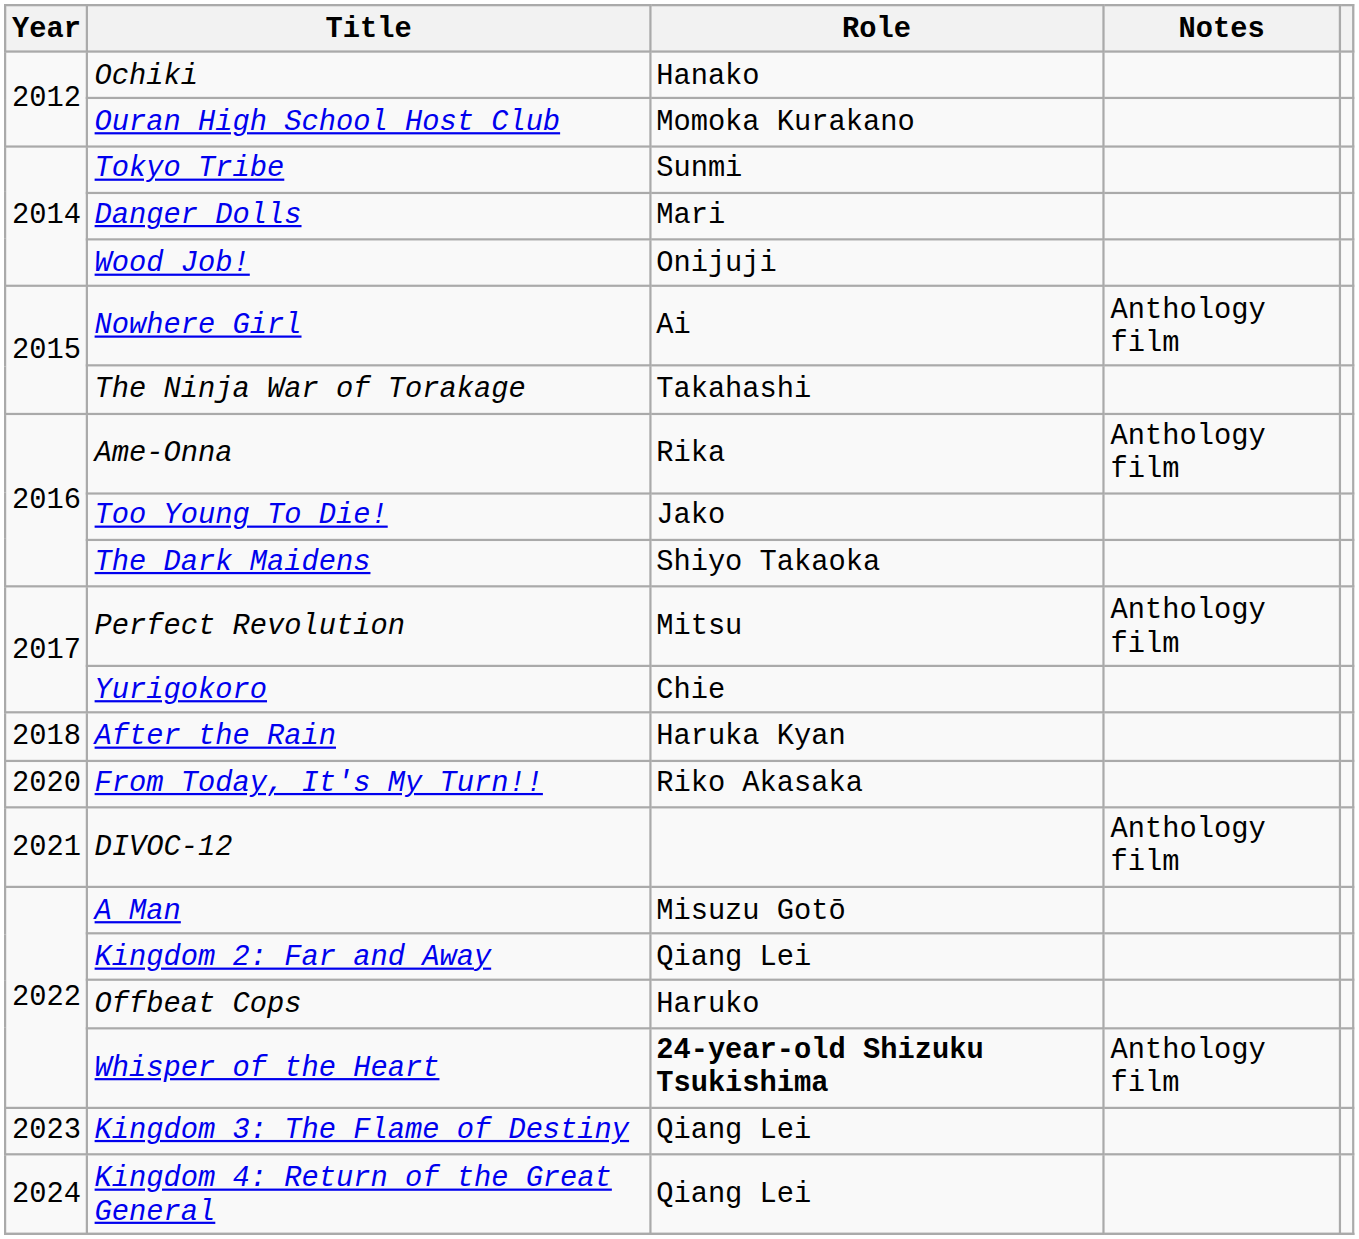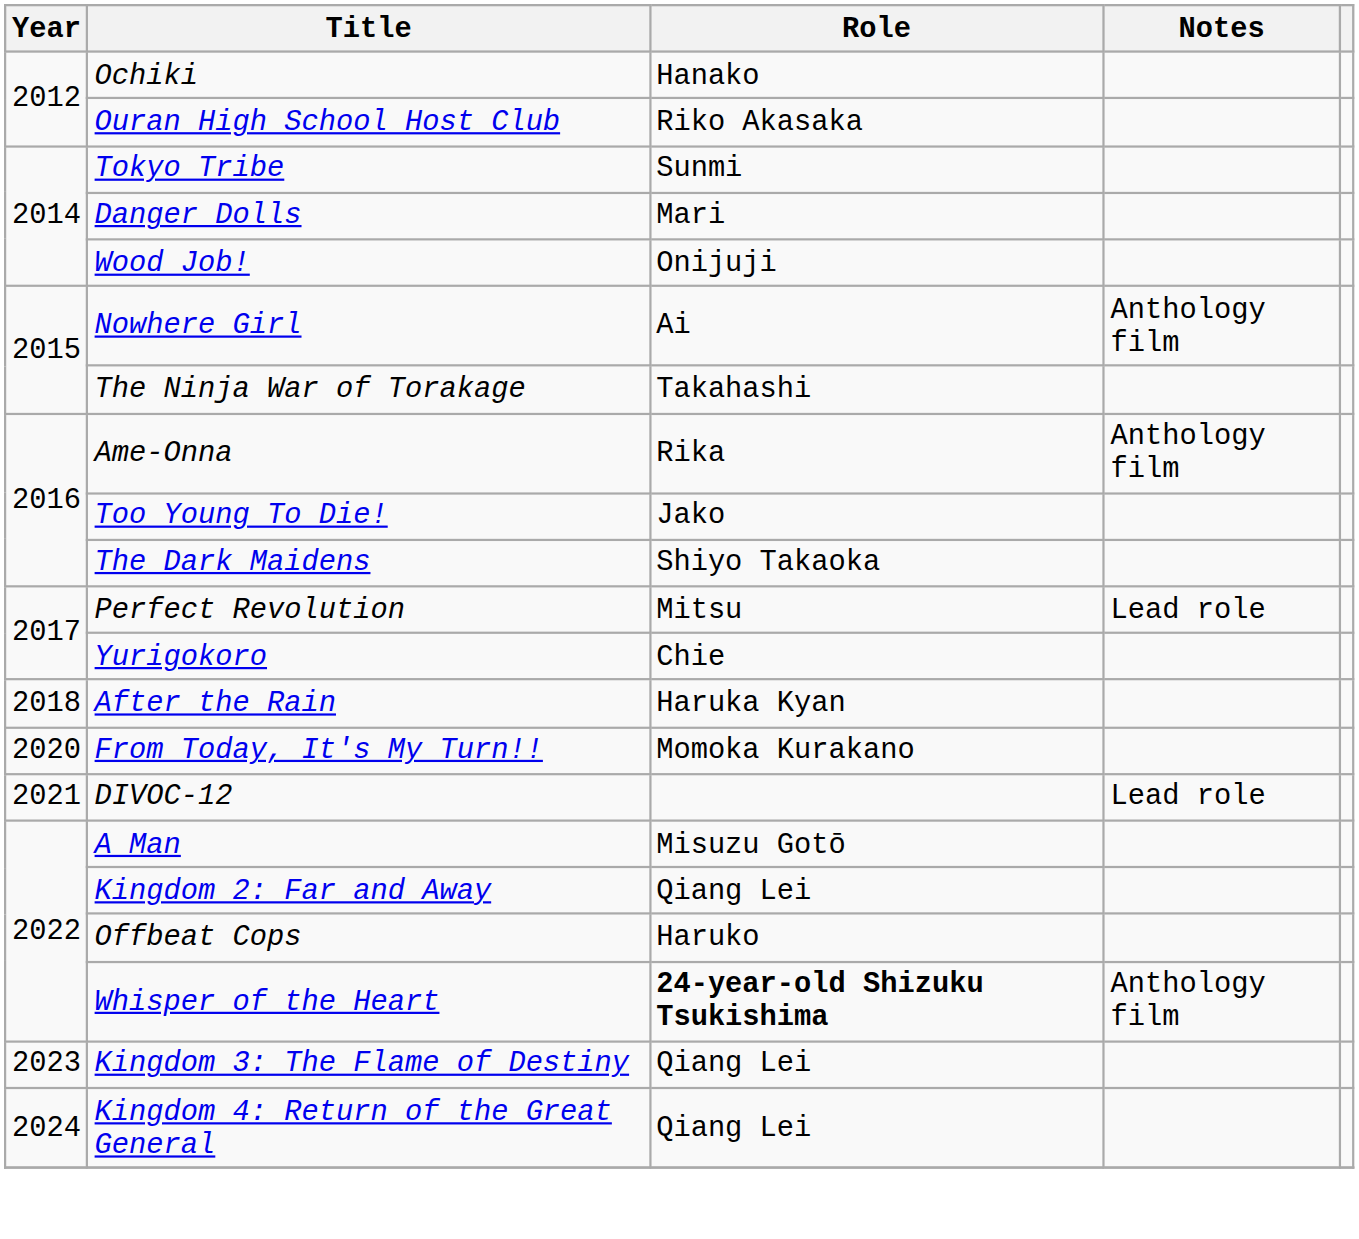(785, 122) Momoka Kurakano -> (760, 122) Riko Akasaka
(1188, 626) Anthology film -> (1188, 610) Lead role
(760, 784) Riko Akasaka -> (785, 750) Momoka Kurakano
(1188, 847) Anthology film -> (1188, 797) Lead role
